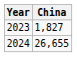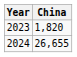(49, 28) 1,827 -> (49, 28) 1,820
